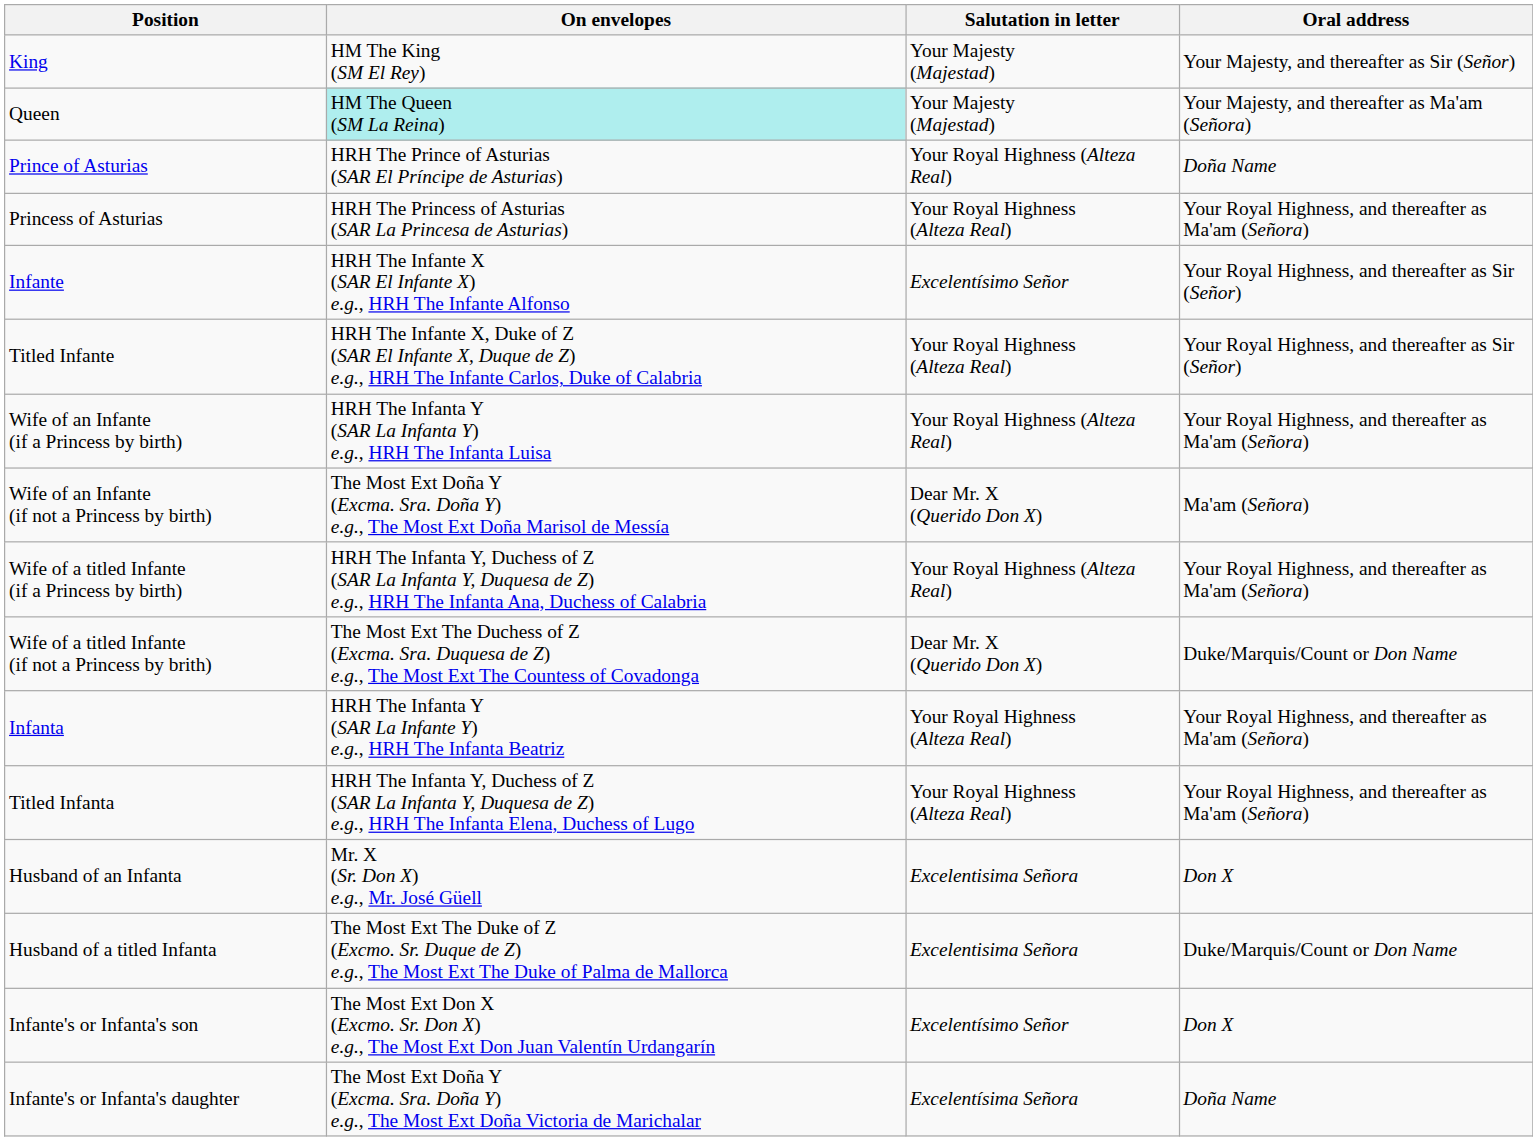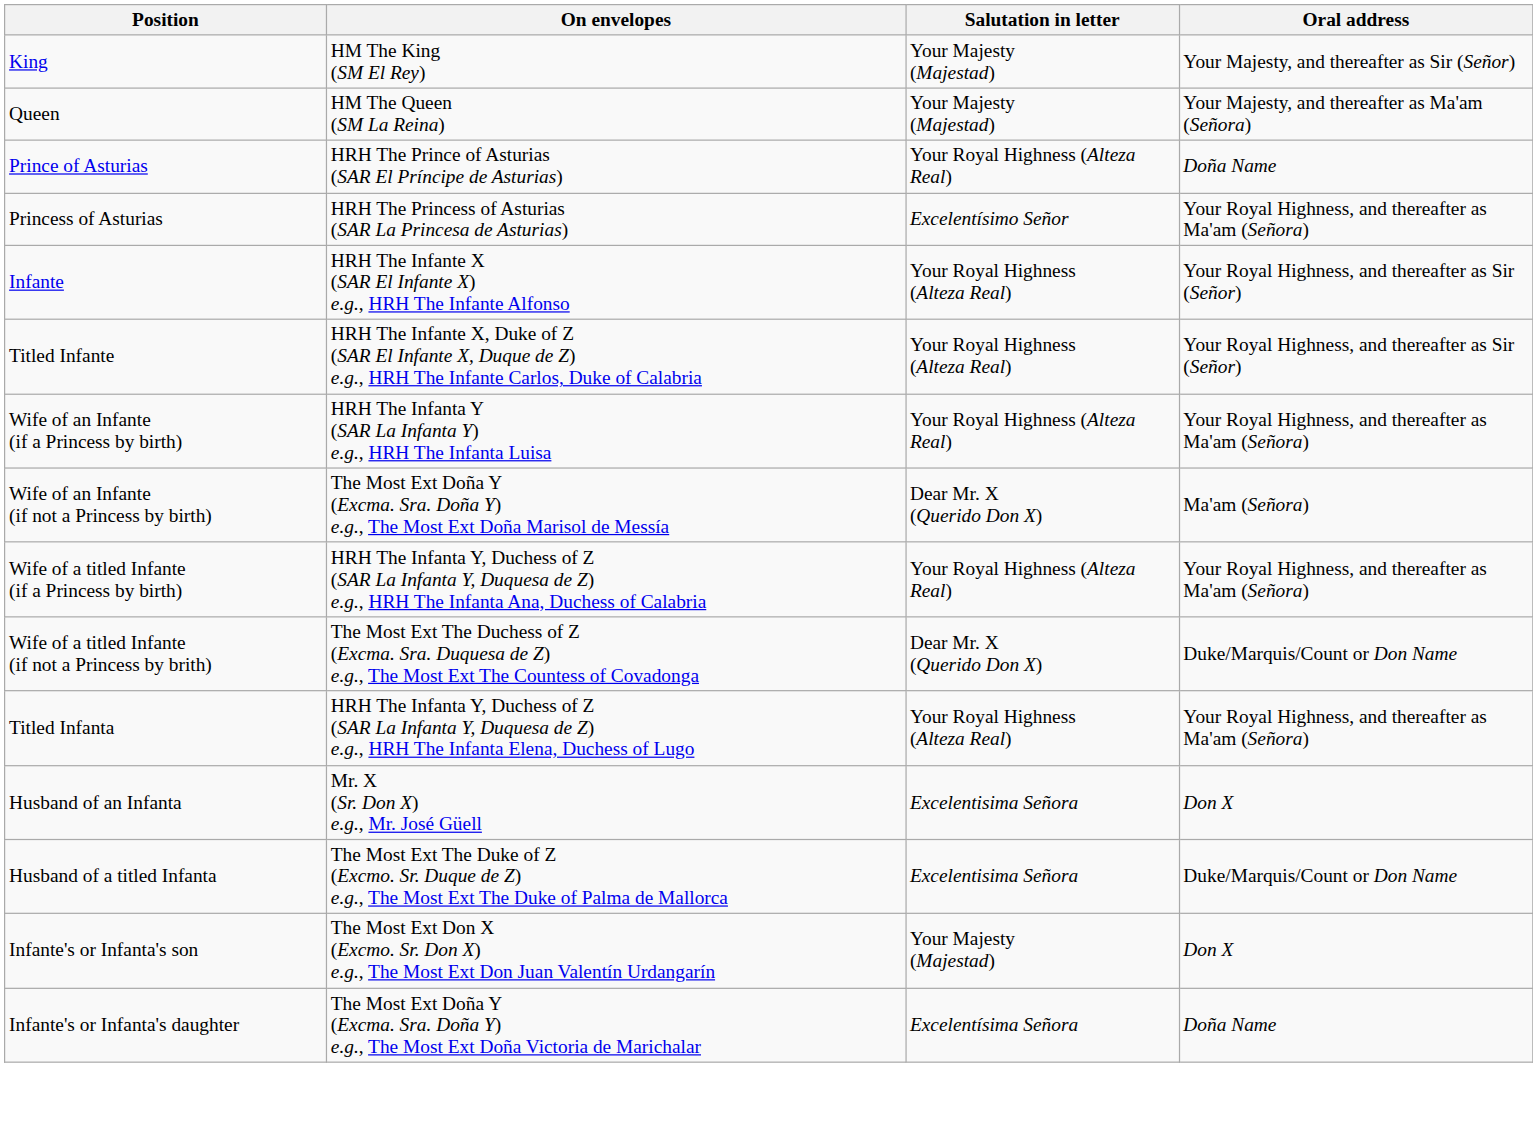(391, 113) paleturquoise background -> (391, 113) no background
(993, 218) Your Royal Highness (Alteza Real) -> (989, 218) Excelentísimo Señor
(989, 282) Excelentísimo Señor -> (993, 282) Your Royal Highness (Alteza Real)
- row: (36, 727)
(989, 1024) Excelentísimo Señor -> (962, 950) Your Majesty (Majestad)
